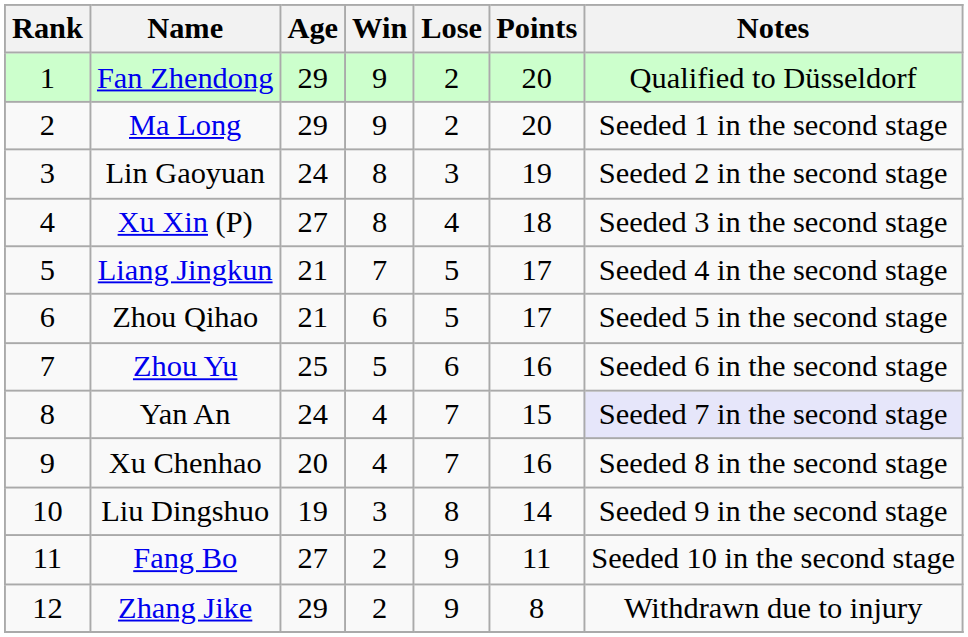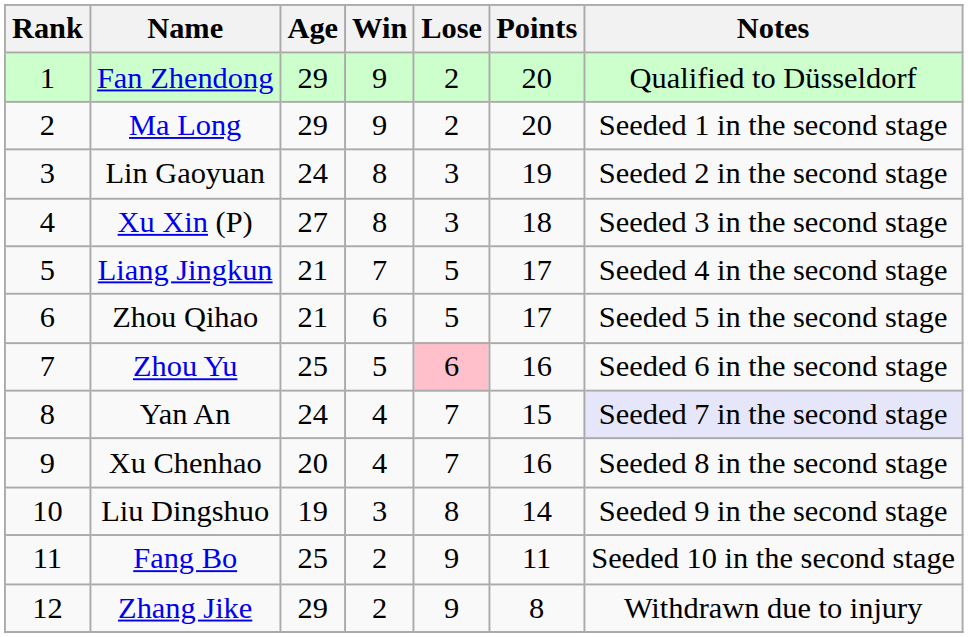(452, 221) 4 -> (452, 221) 3
(452, 366) no background -> (452, 366) pink background
(313, 558) 27 -> (313, 558) 25
